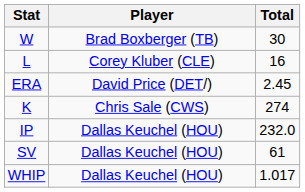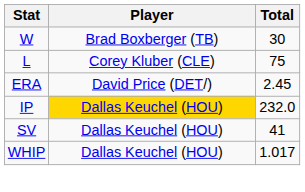(277, 61) 16 -> (277, 61) 75
- row: (27, 107)
(152, 130) no background -> (152, 107) gold background
(277, 152) 61 -> (277, 130) 41
